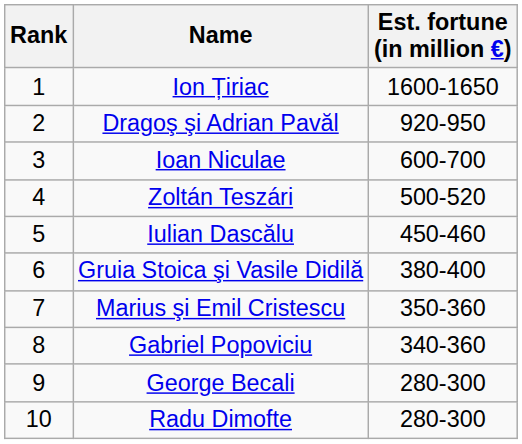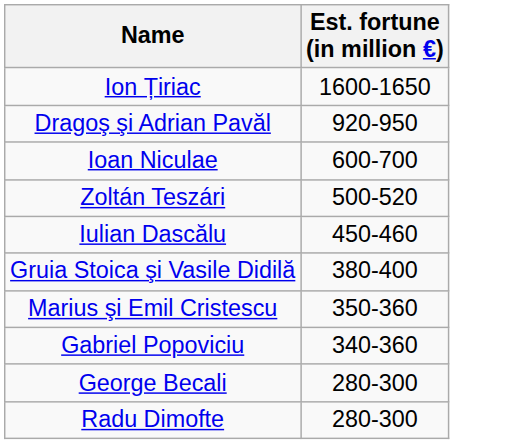- column: (39, 36)
